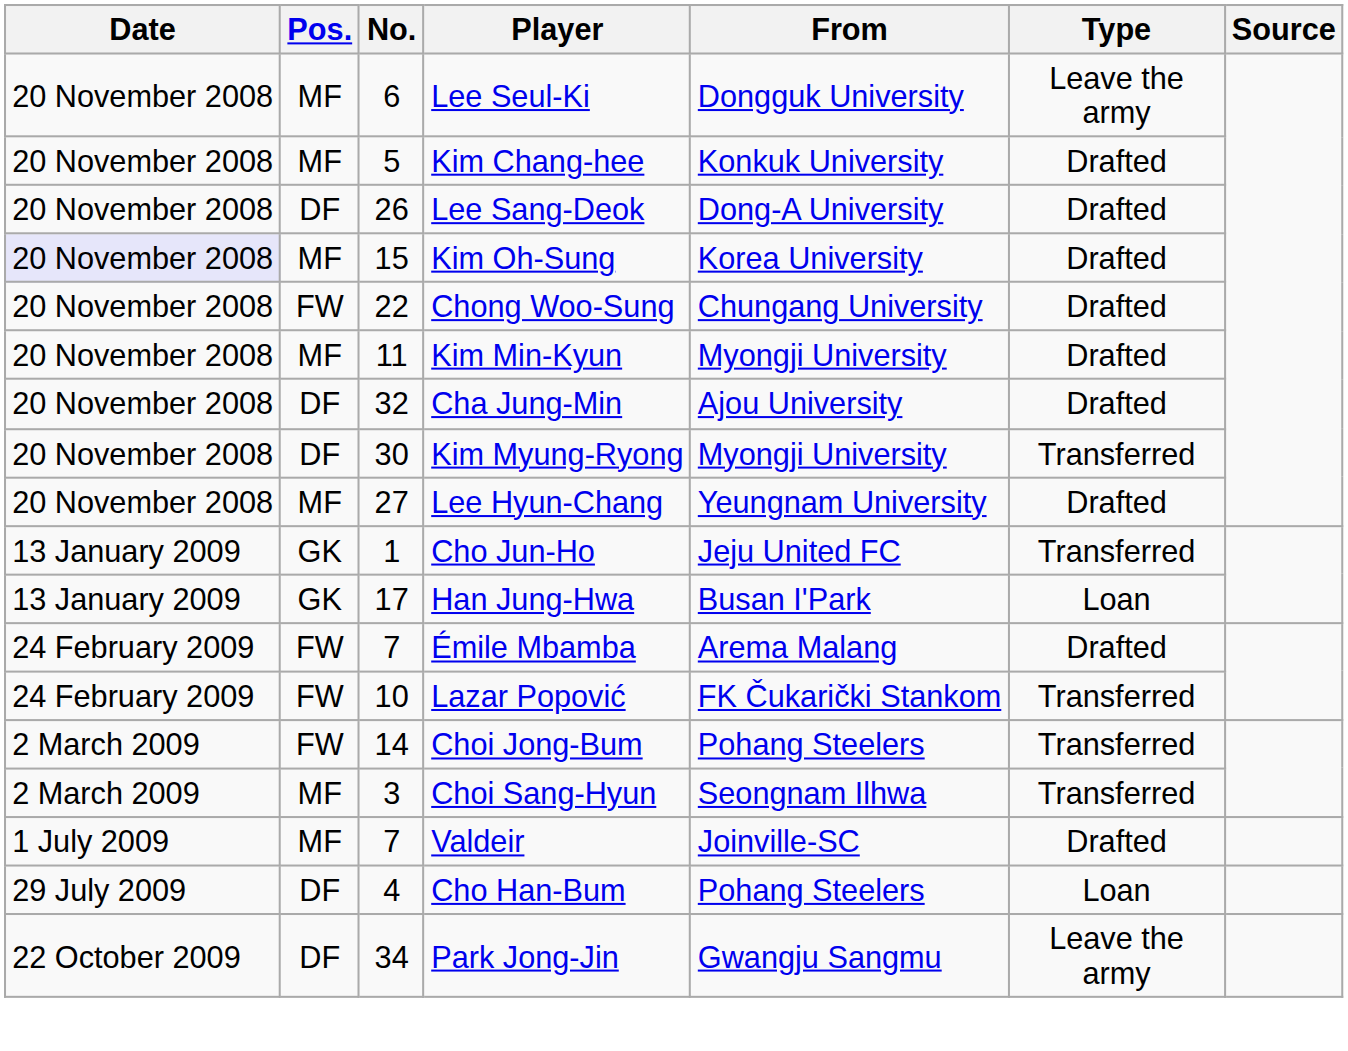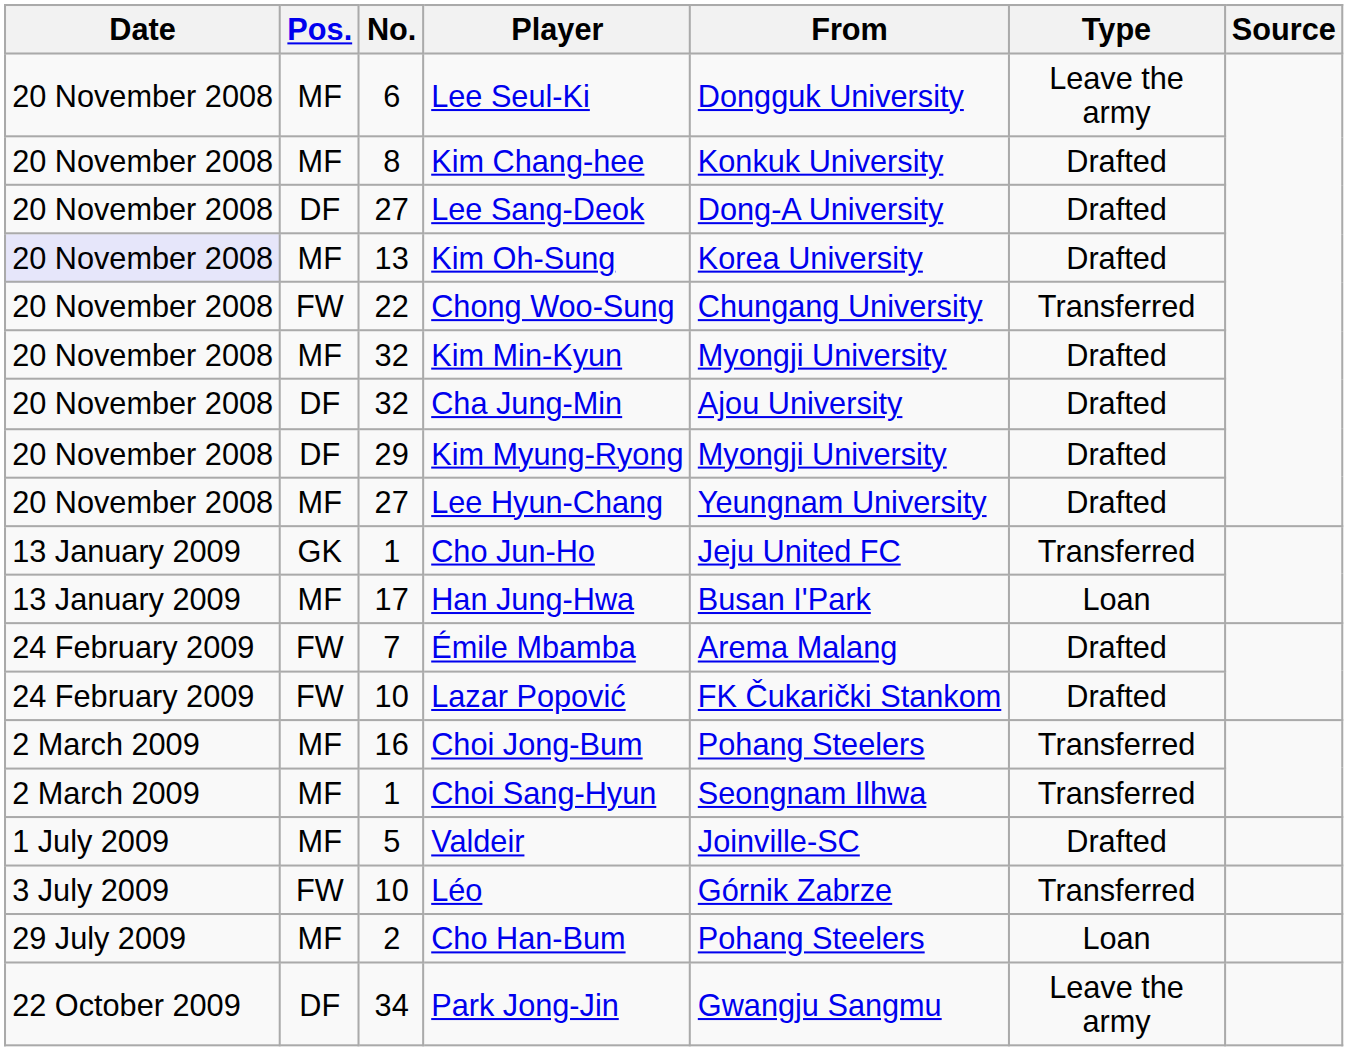(392, 161) 5 -> (392, 161) 8
(392, 210) 26 -> (392, 210) 27
(392, 258) 15 -> (392, 258) 13
(1117, 307) Drafted -> (1117, 307) Transferred
(392, 355) 11 -> (392, 355) 32
(392, 453) 30 -> (392, 453) 29
(1117, 453) Transferred -> (1117, 453) Drafted
(320, 599) GK -> (320, 599) MF
(1117, 696) Transferred -> (1117, 696) Drafted
(320, 744) FW -> (320, 744) MF
(392, 744) 14 -> (392, 744) 16
(392, 793) 3 -> (392, 793) 1
(392, 842) 7 -> (392, 842) 5
+ row: (457, 890)
(320, 890) DF -> (320, 939) MF
(392, 890) 4 -> (392, 939) 2
